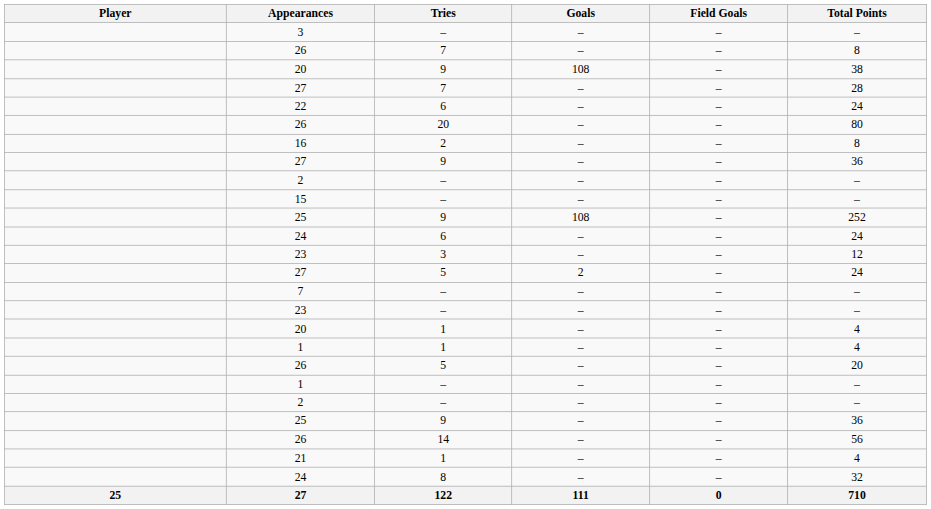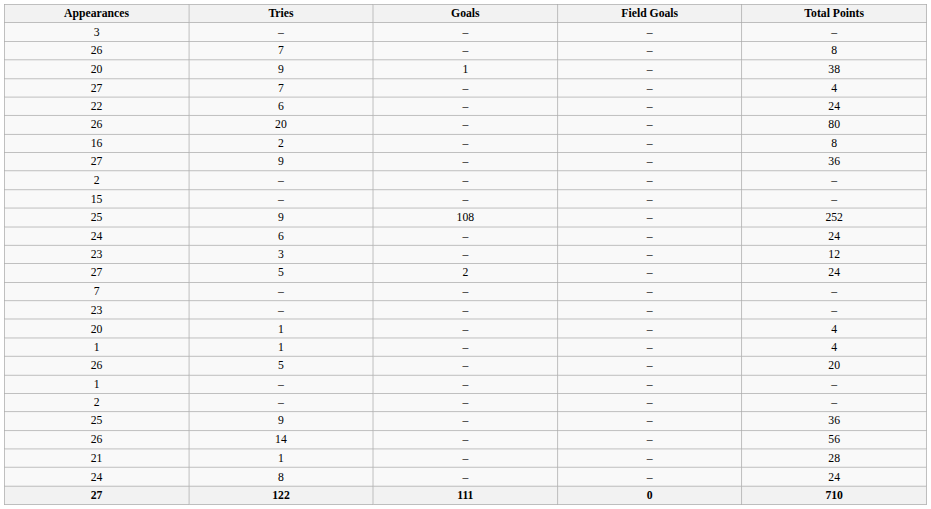- column: (115, 13)
(581, 69) 108 -> (465, 69) 1
(857, 87) 28 -> (834, 87) 4
(857, 458) 4 -> (834, 458) 28
(857, 476) 32 -> (834, 476) 24
